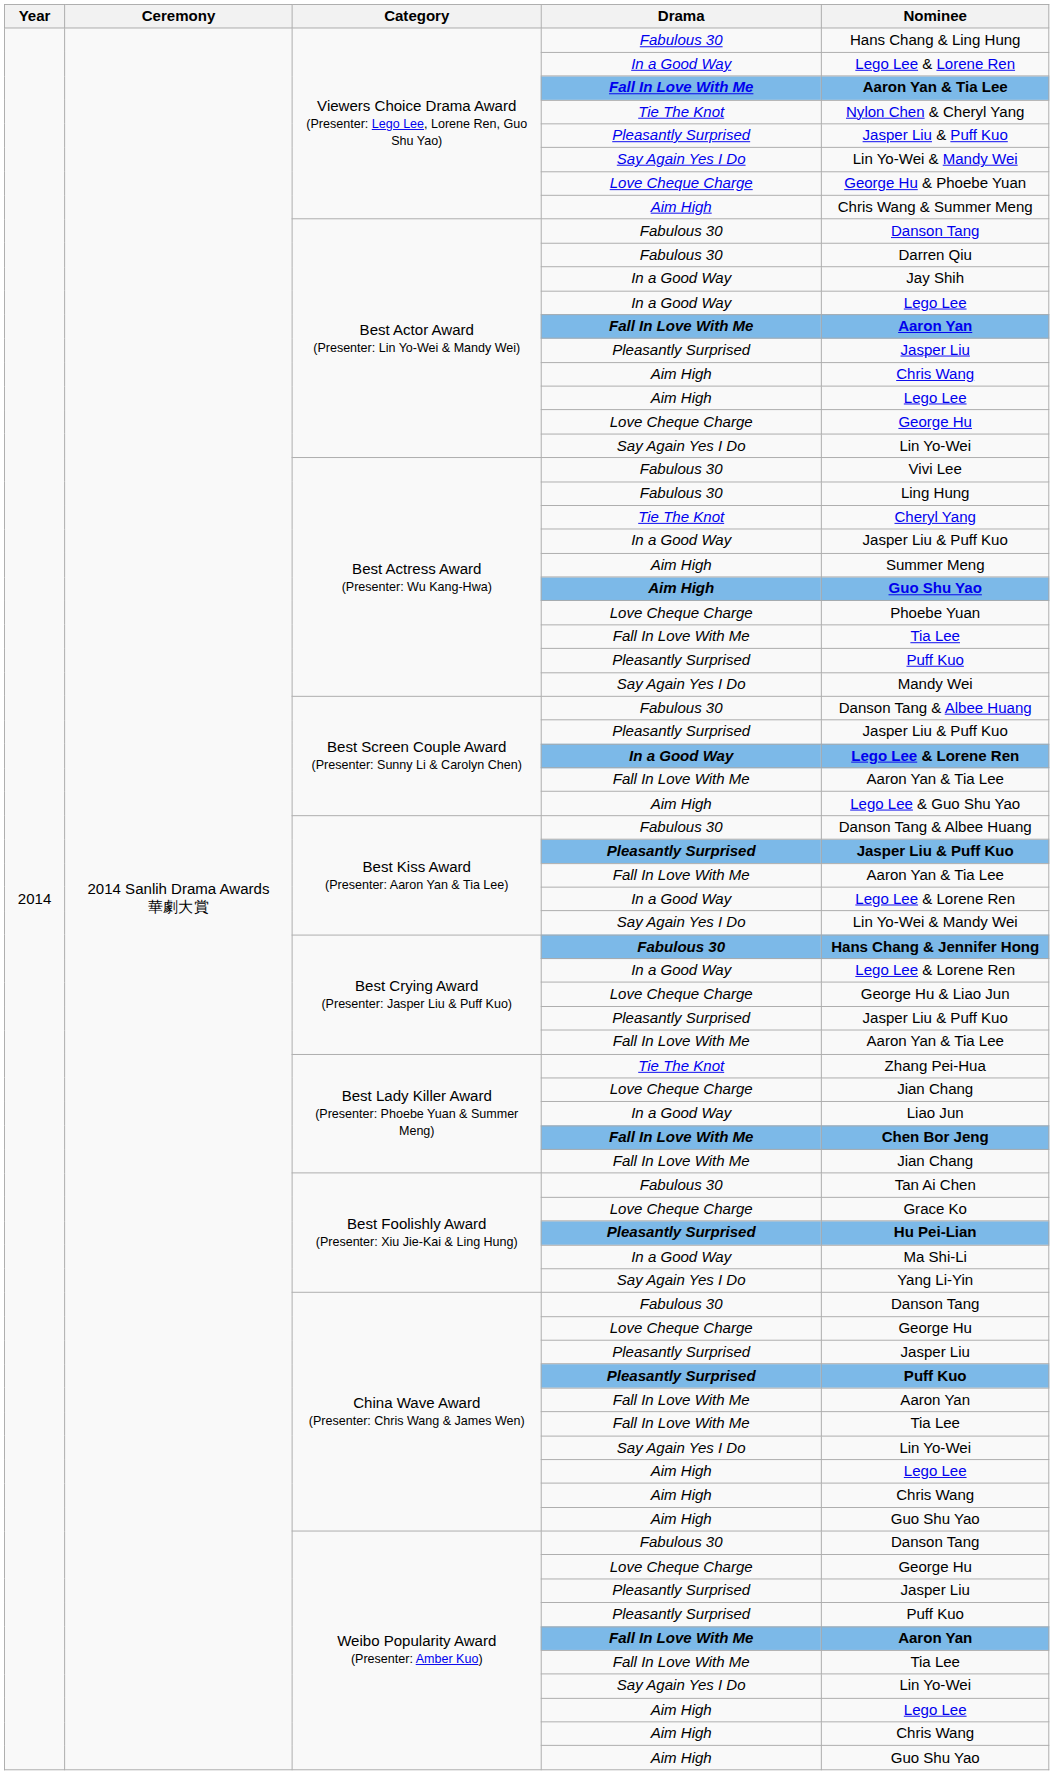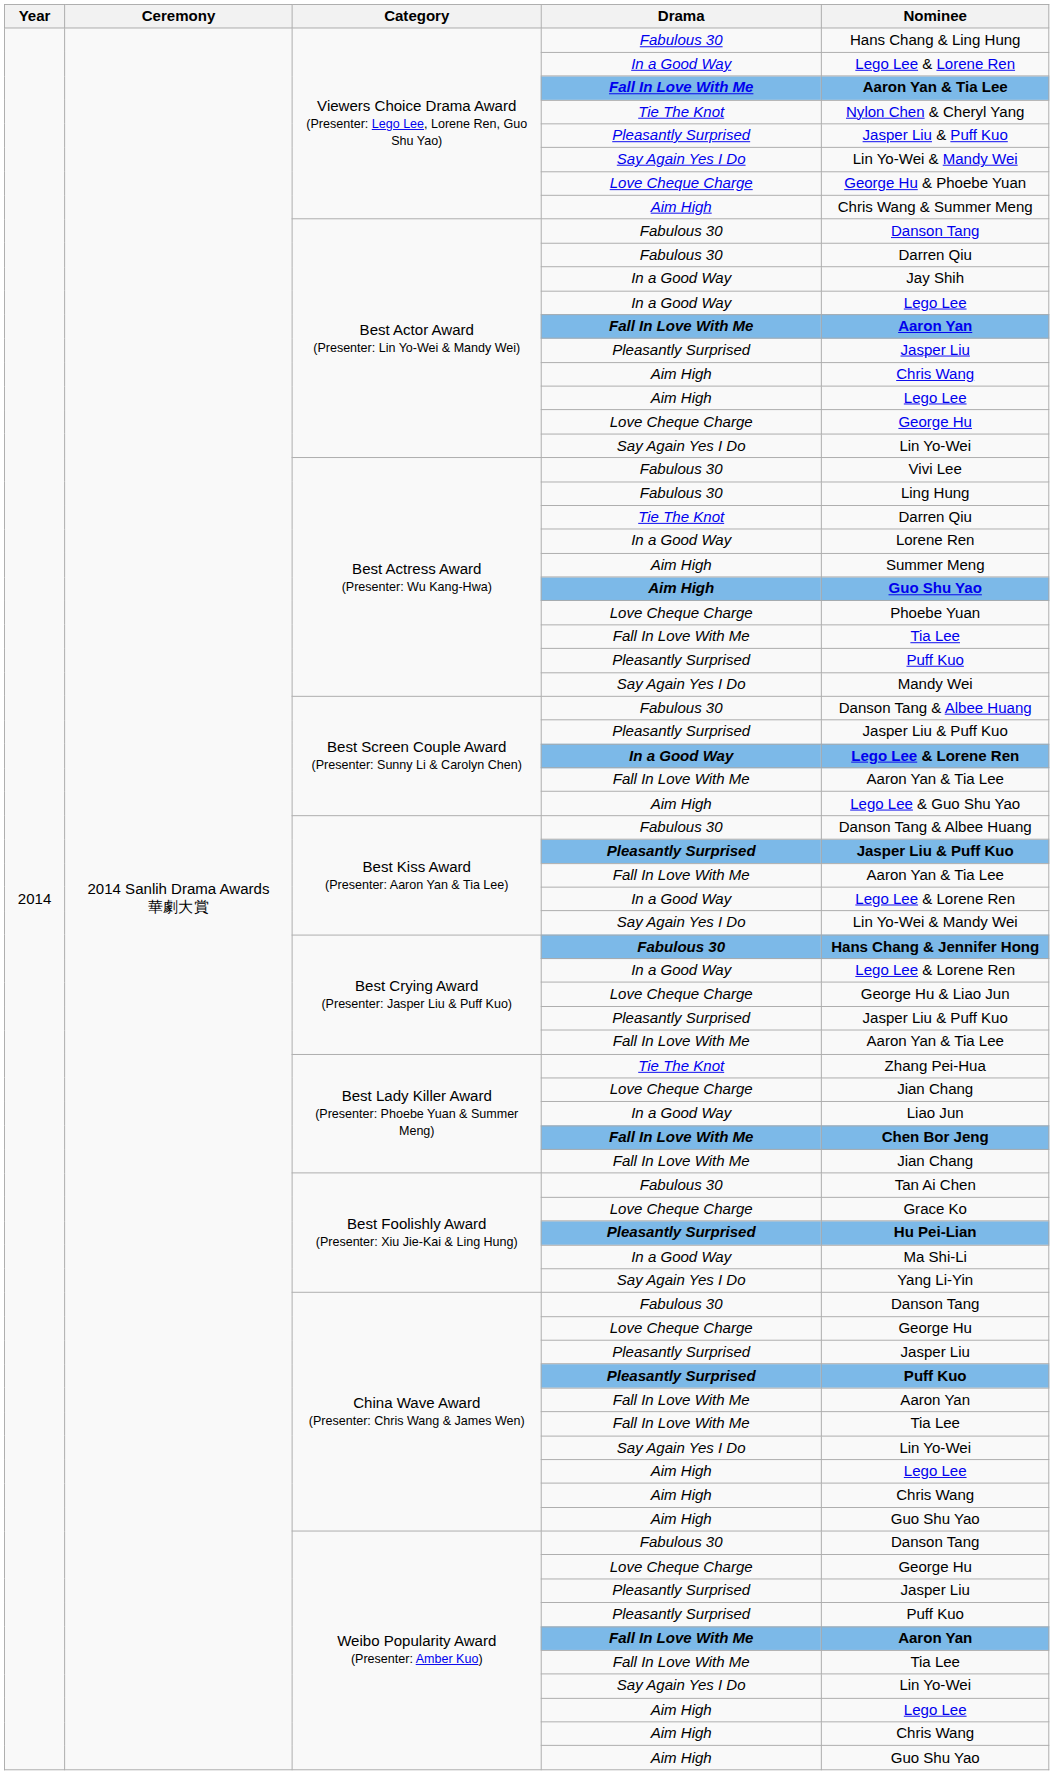(935, 517) Cheryl Yang -> (935, 517) Darren Qiu
(935, 541) Jasper Liu & Puff Kuo -> (935, 541) Lorene Ren
